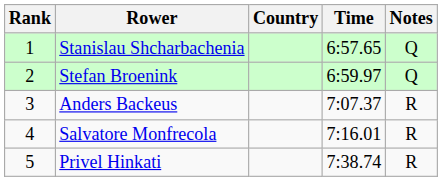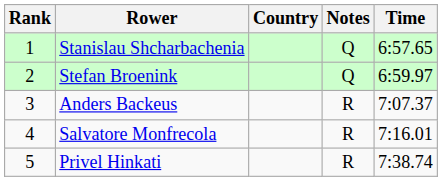columns swapped: (354, 18) <-> (411, 18)
